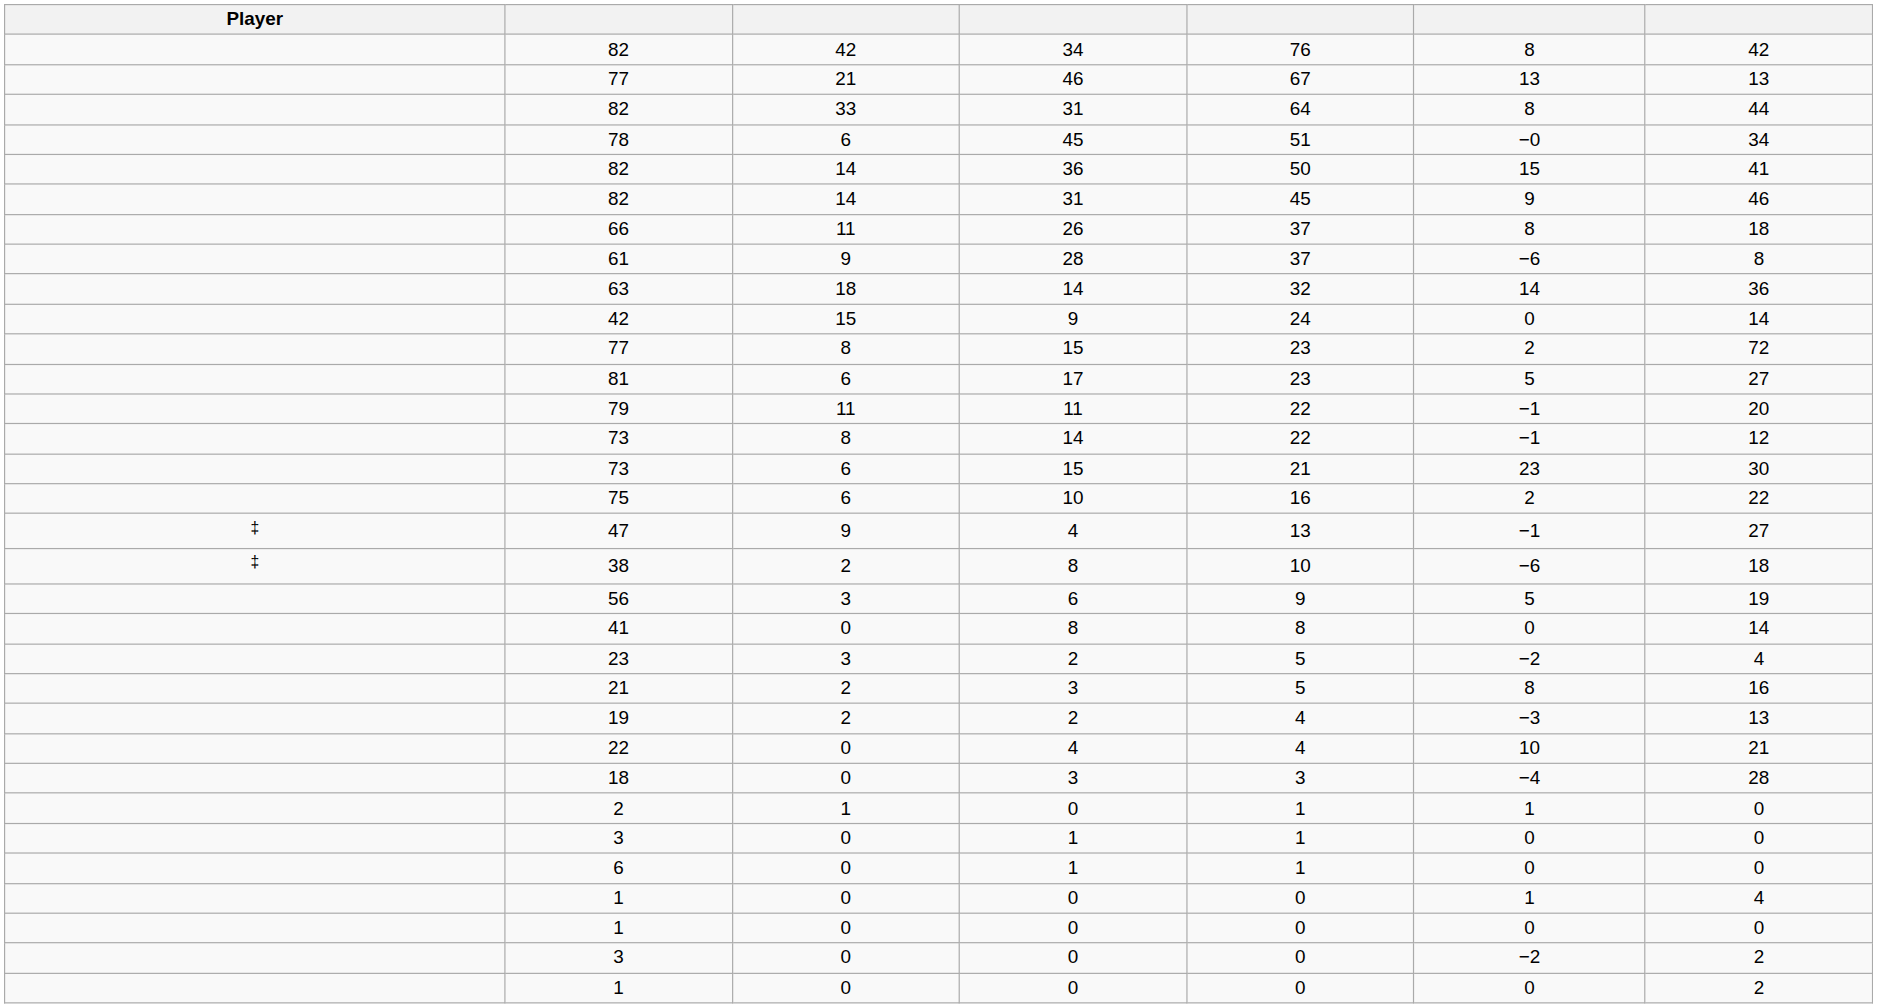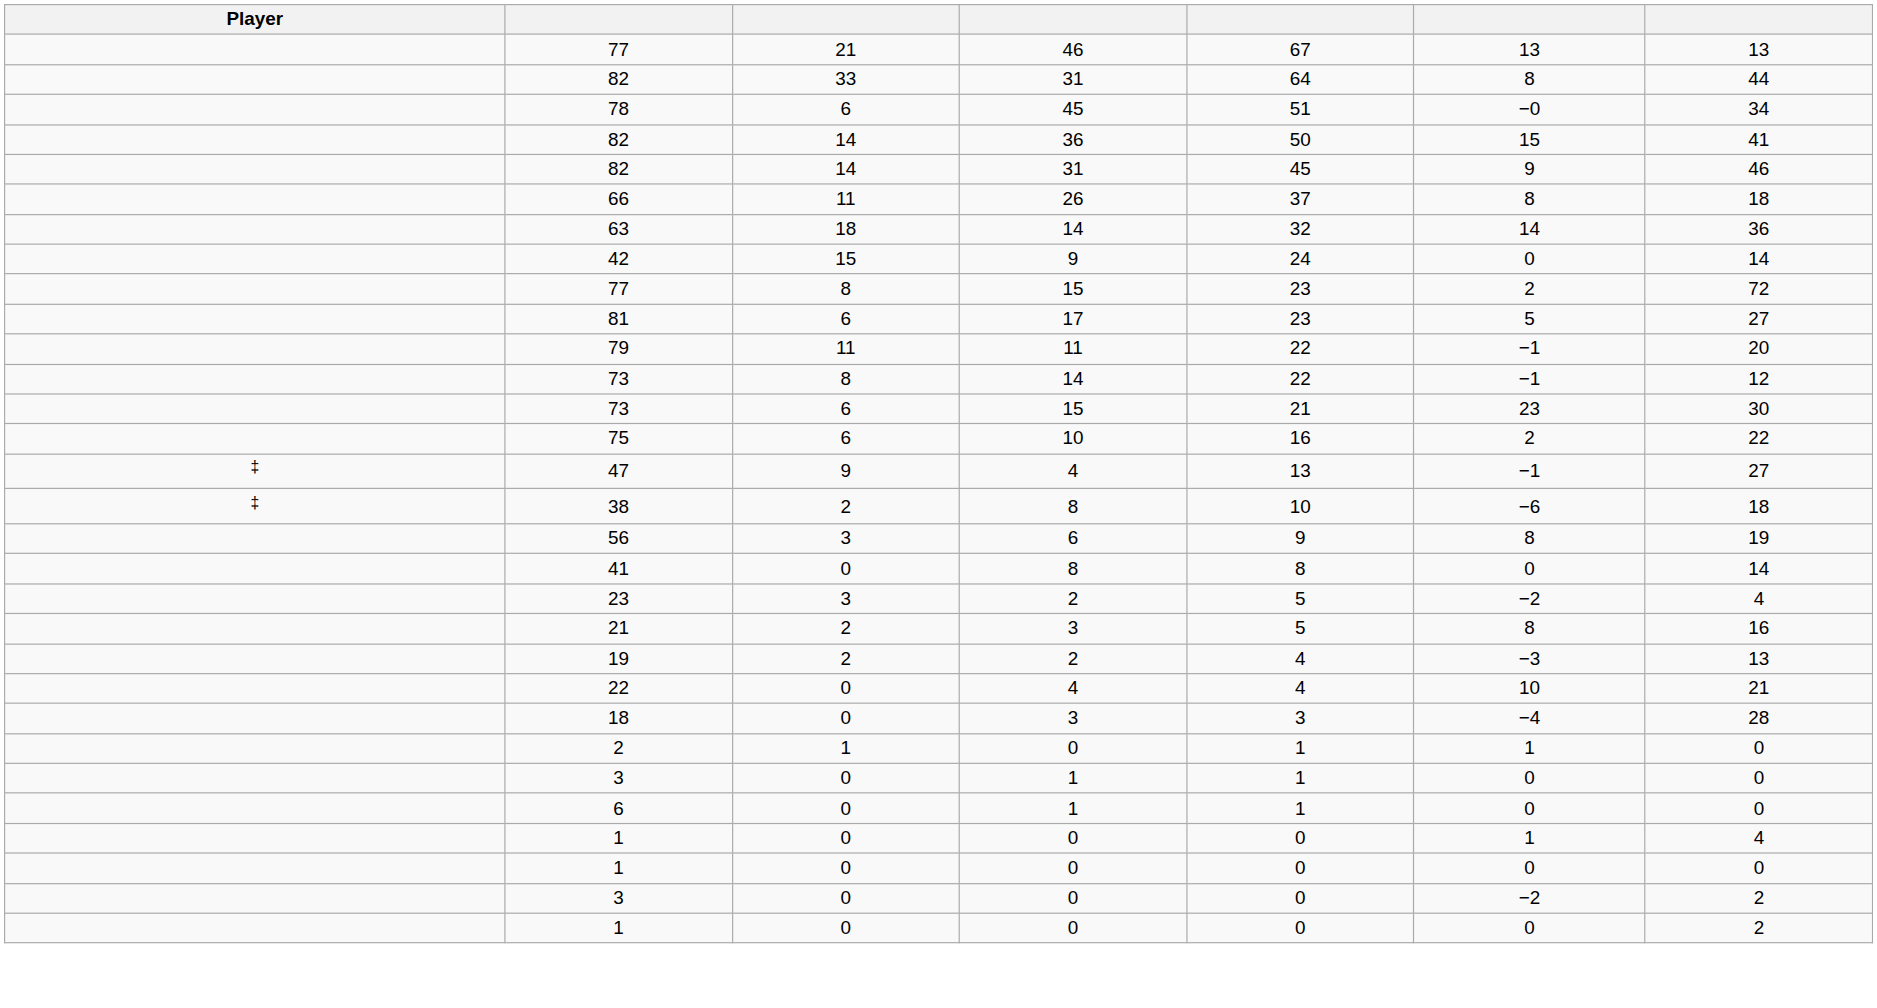- row: (619, 49)
- row: (619, 259)
(1530, 598) 5 -> (1530, 538) 8
